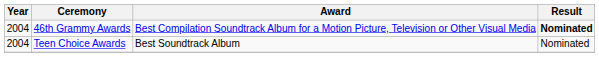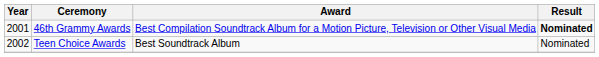(18, 28) 2004 -> (18, 28) 2001
(18, 44) 2004 -> (18, 44) 2002
